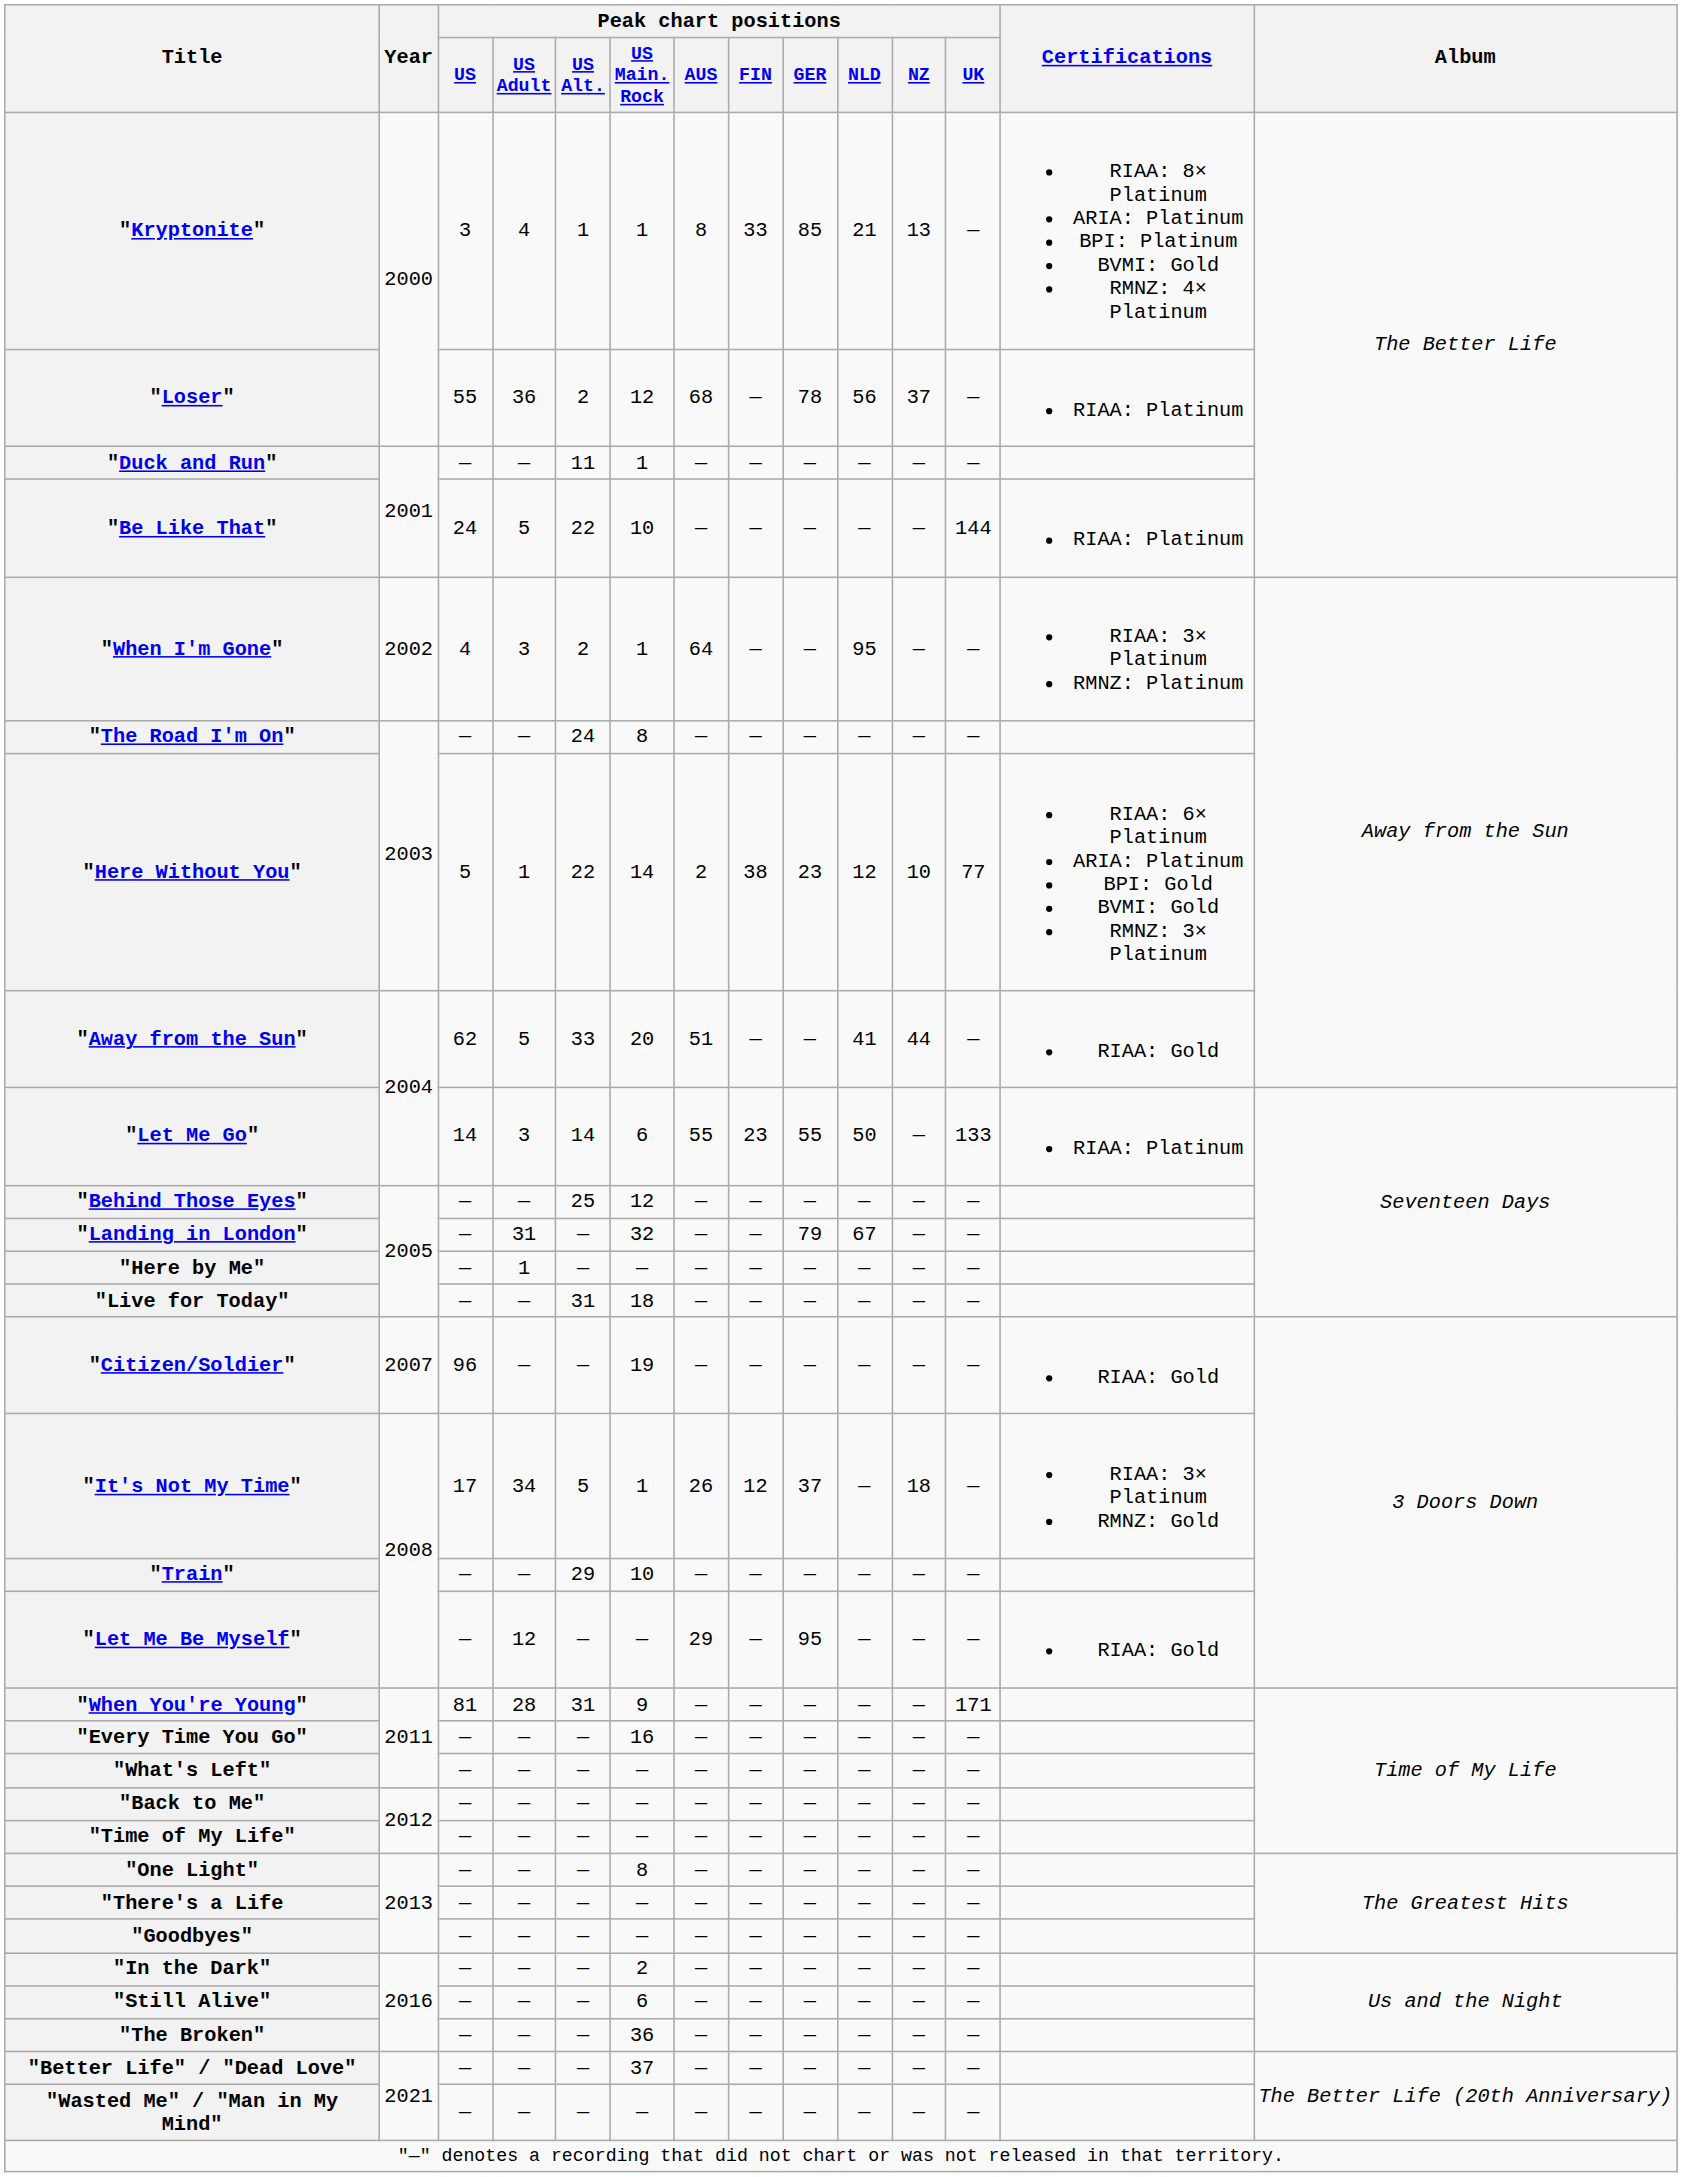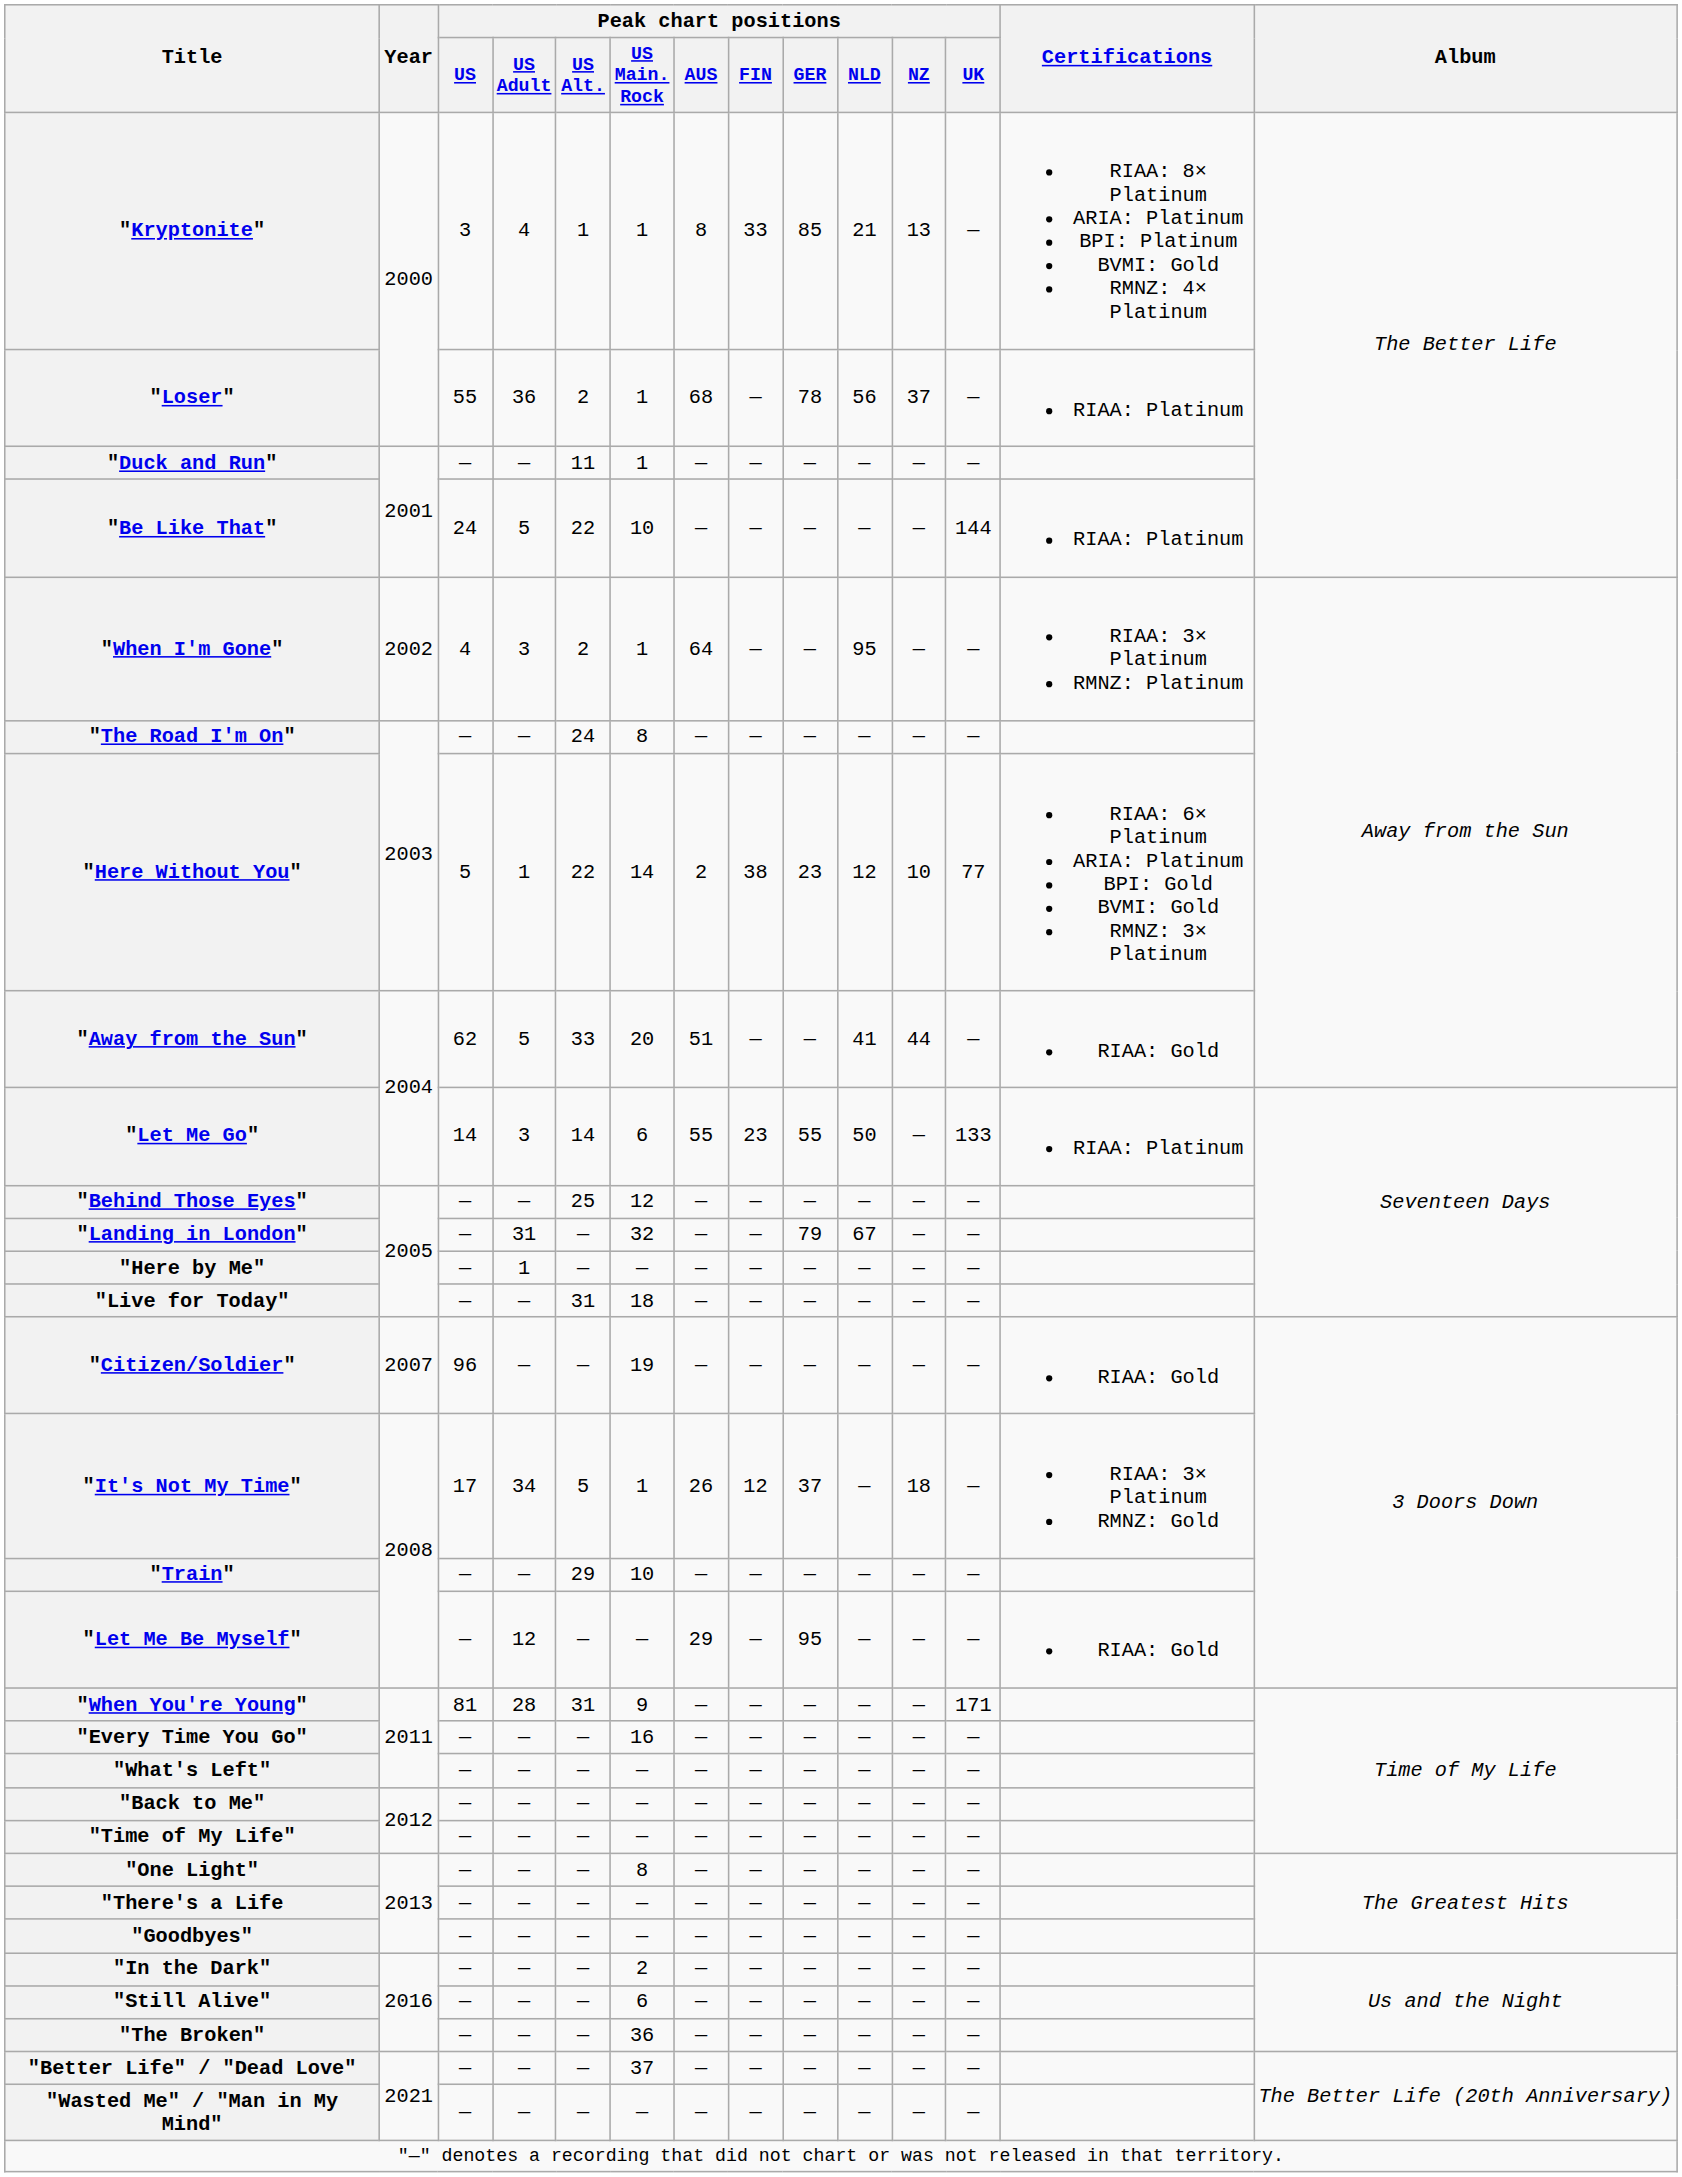(642, 398) 12 -> (642, 398) 1
